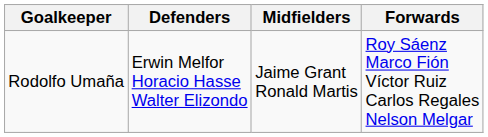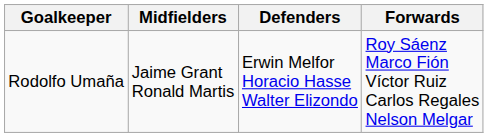columns swapped: (190, 17) <-> (307, 17)
